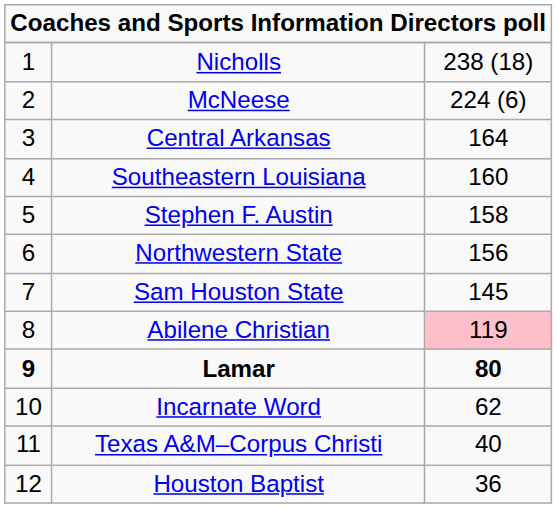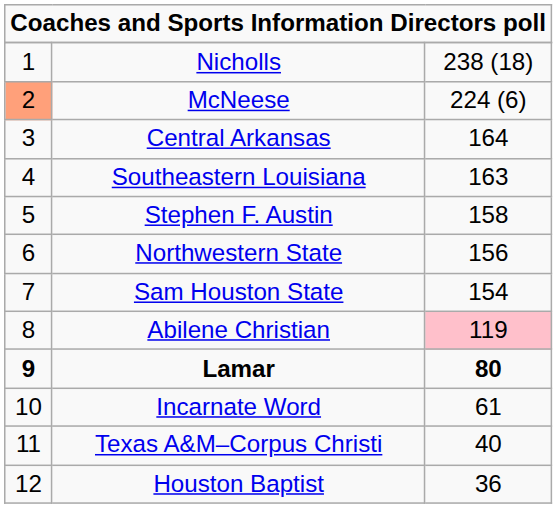(28, 100) no background -> (28, 100) lightsalmon background
(488, 176) 160 -> (488, 176) 163
(488, 291) 145 -> (488, 291) 154
(488, 406) 62 -> (488, 406) 61
